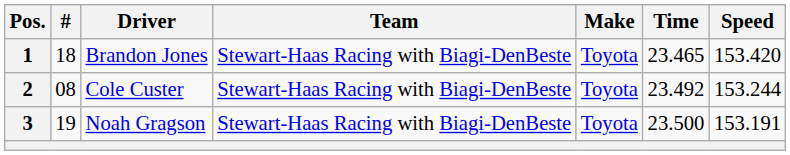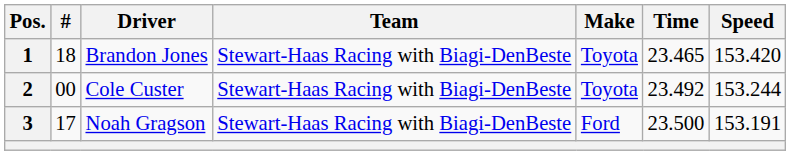(66, 89) 08 -> (66, 89) 00
(66, 123) 19 -> (66, 123) 17
(609, 123) Toyota -> (600, 123) Ford
